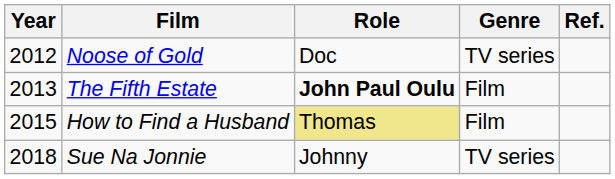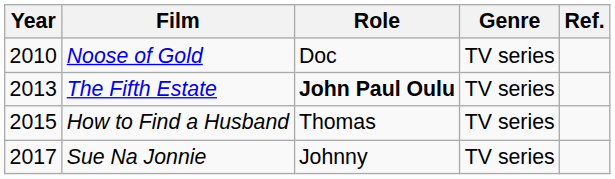(33, 55) 2012 -> (33, 55) 2010
(485, 88) Film -> (510, 88) TV series
(337, 122) khaki background -> (337, 122) no background
(485, 122) Film -> (510, 122) TV series
(33, 156) 2018 -> (33, 156) 2017
